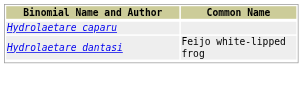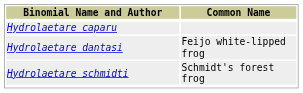+ row: (68, 73)
